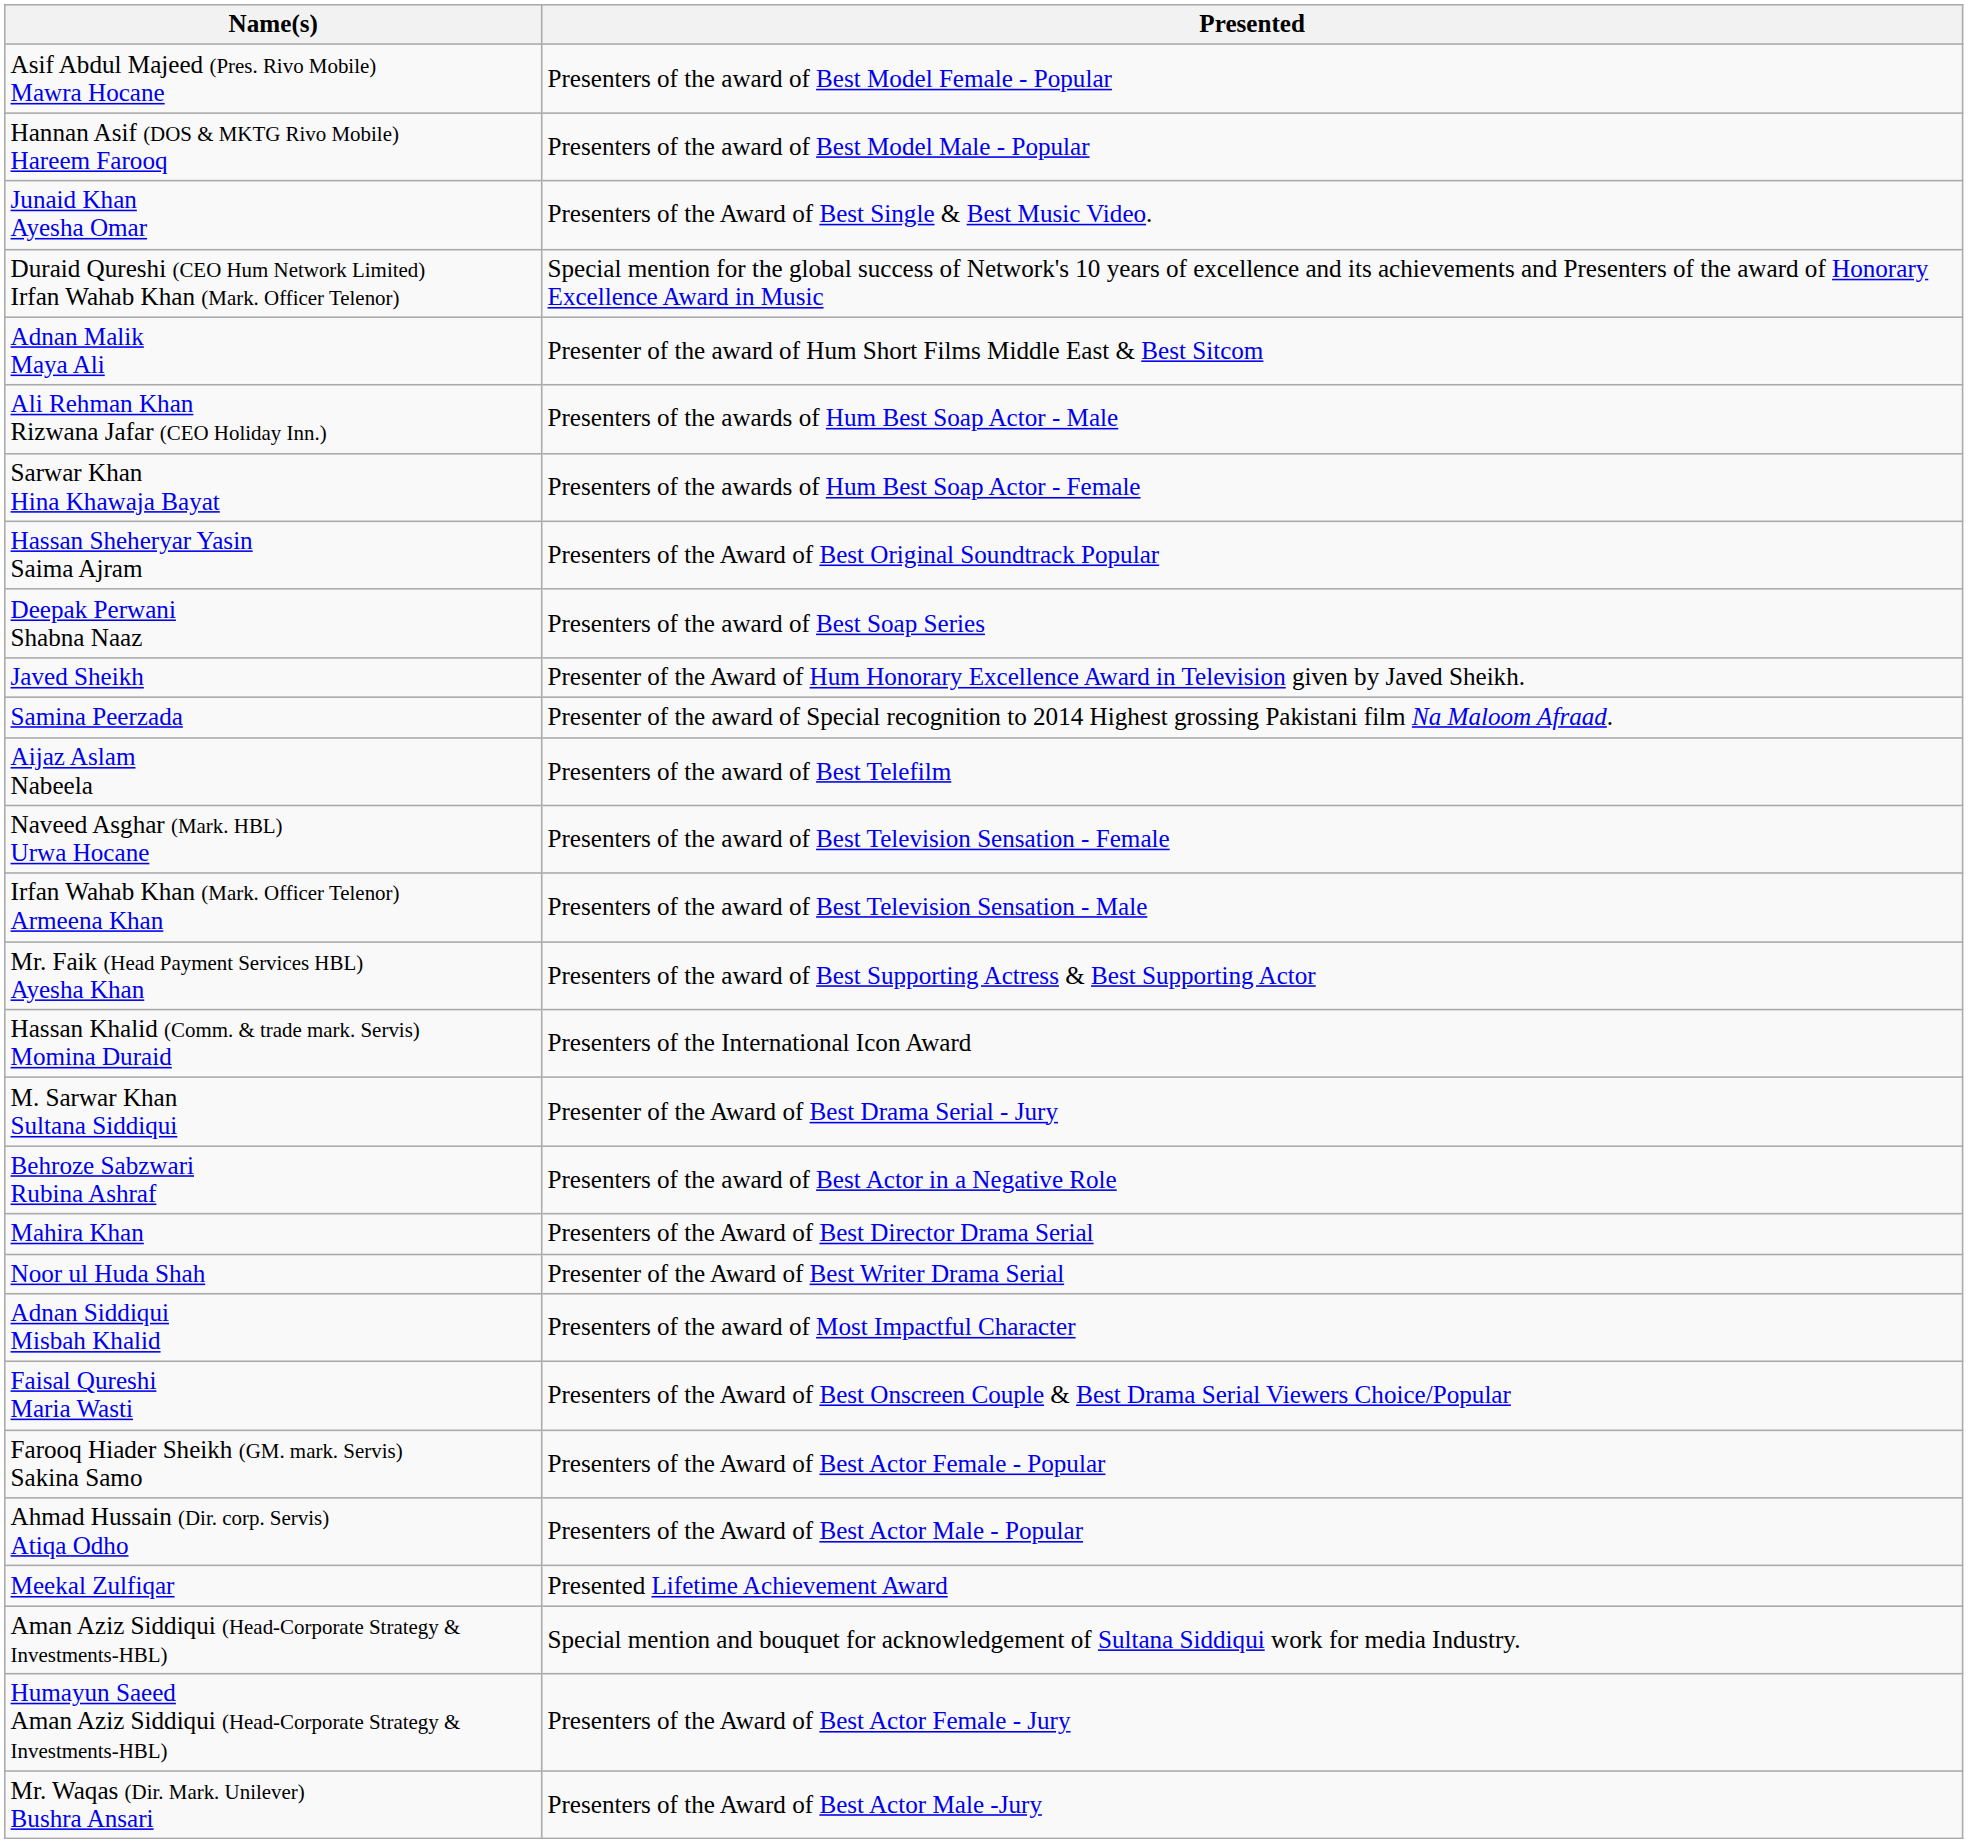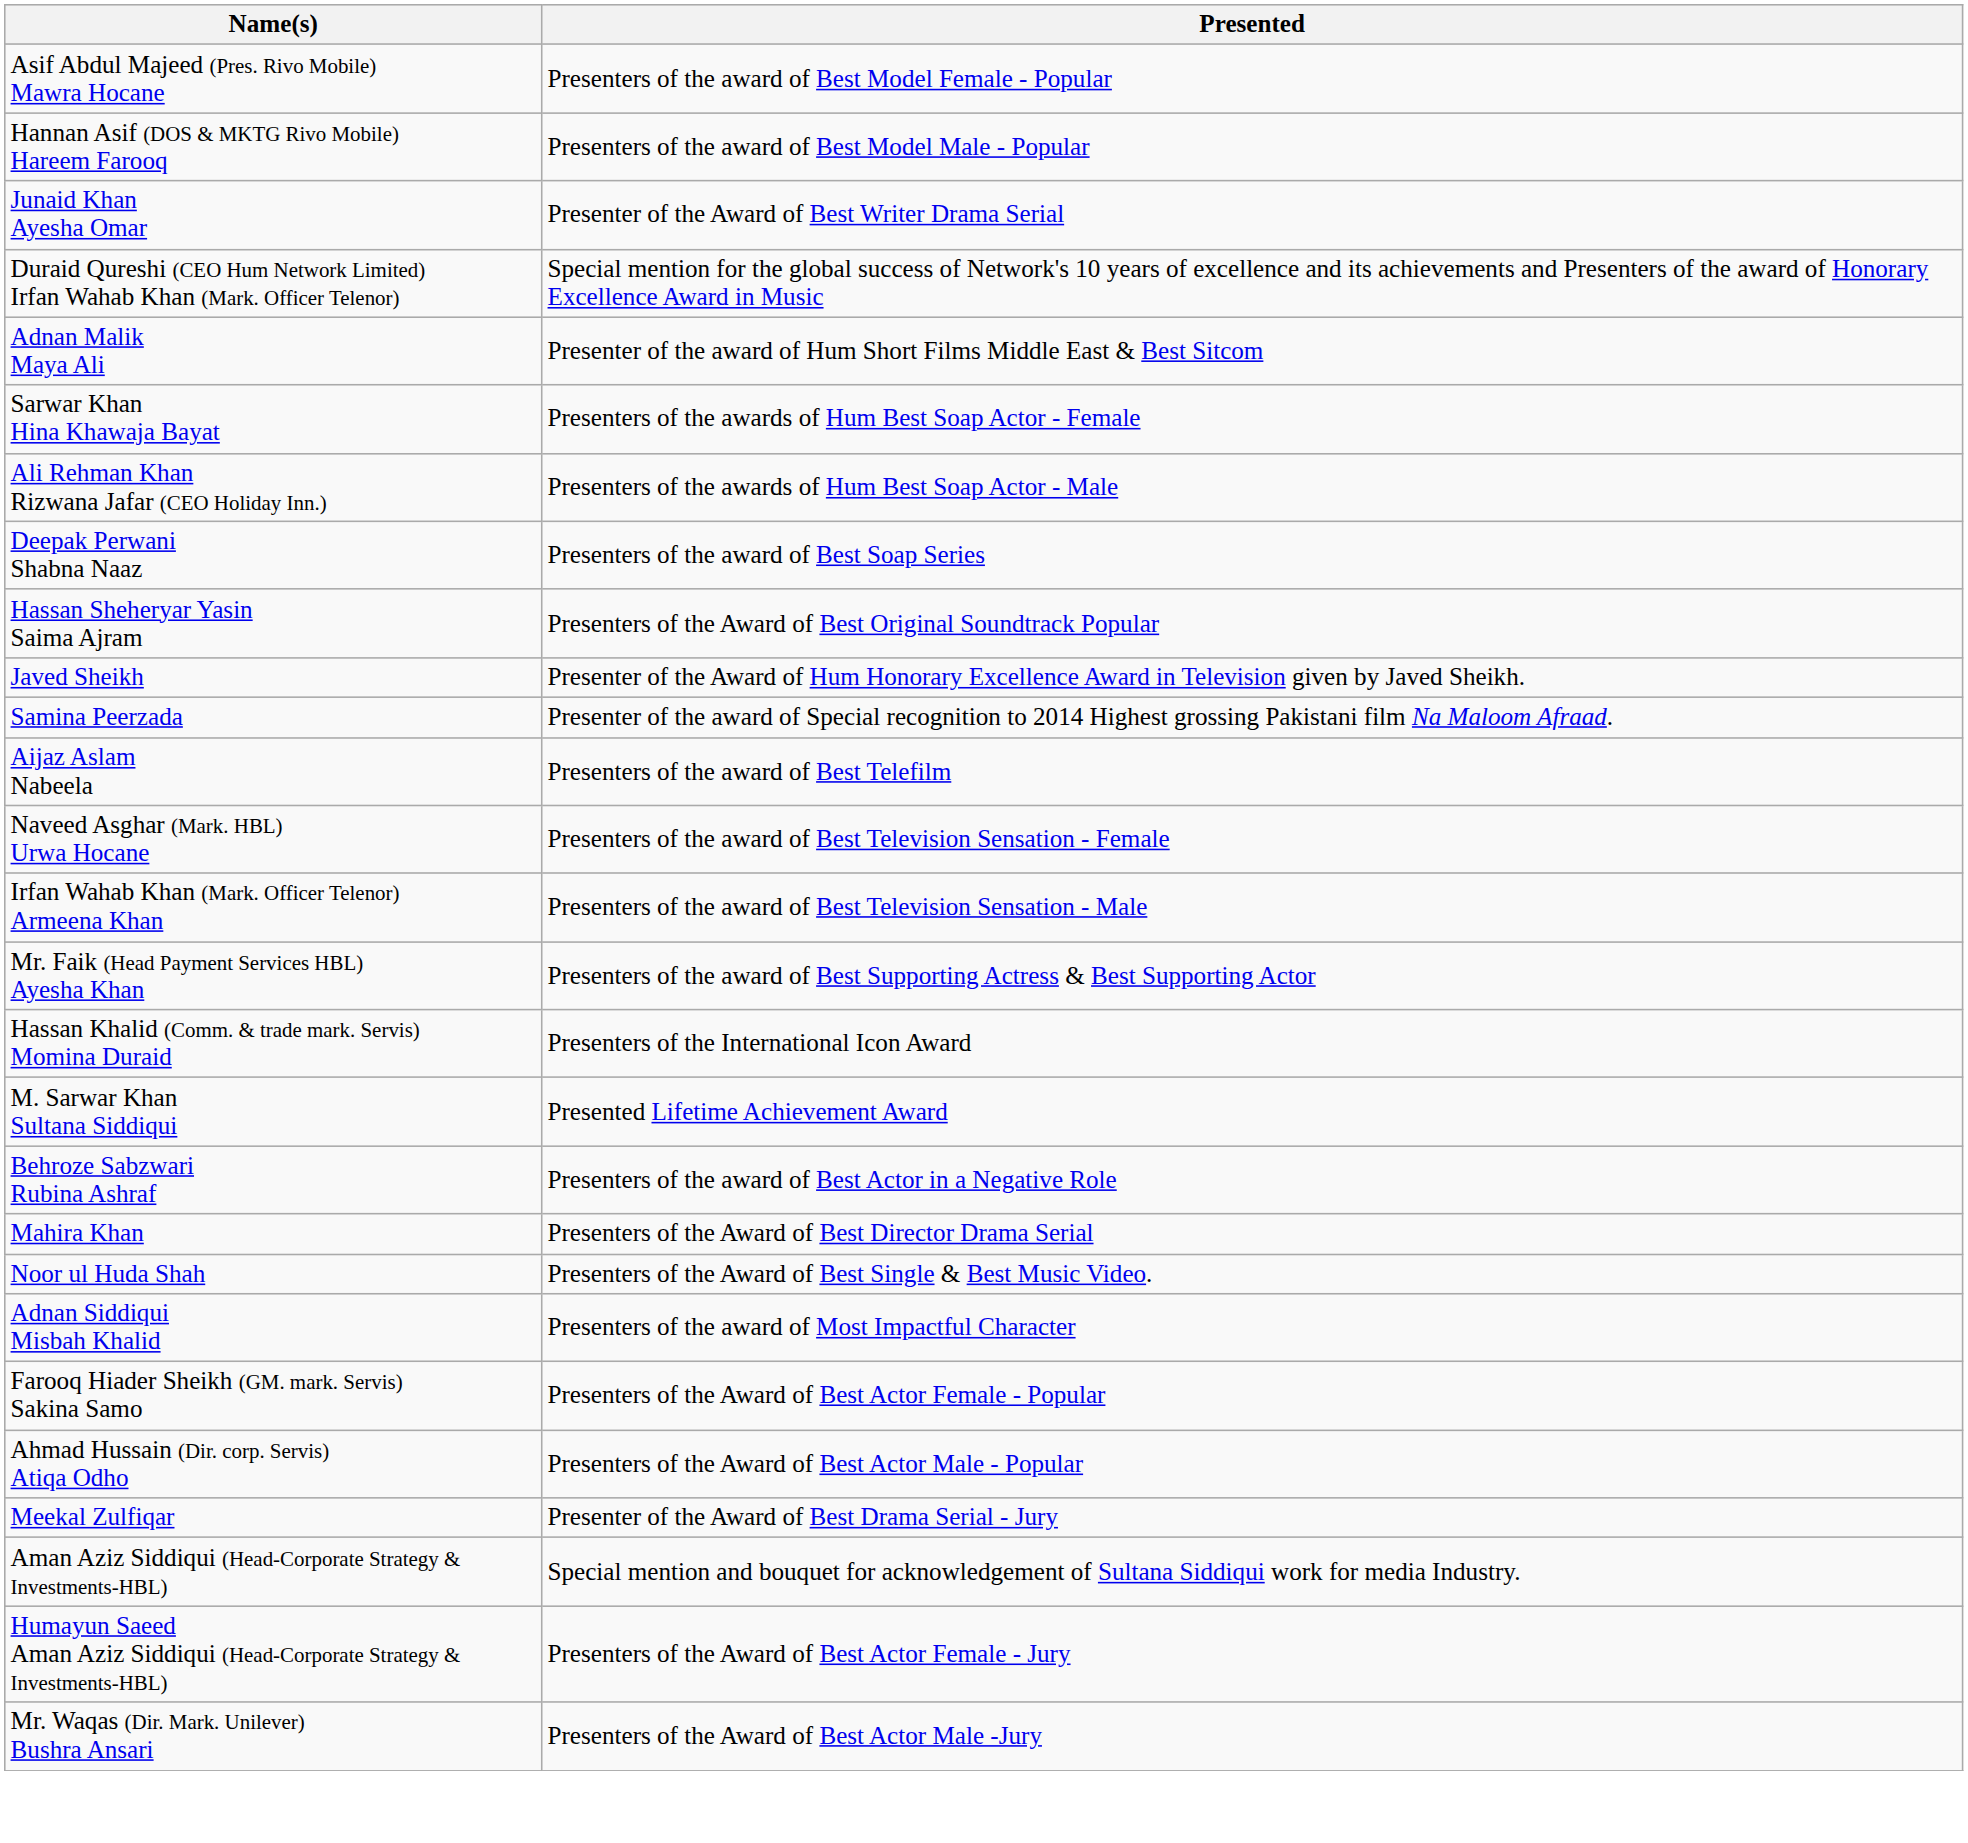(850, 214) Presenters of the Award of Best Single & Best Music Video. -> (806, 214) Presenter of the Award of Best Writer Drama Serial
rows swapped: (115, 486) <-> (169, 418)
rows swapped: (93, 623) <-> (132, 555)
(803, 1111) Presenter of the Award of Best Drama Serial - Jury -> (748, 1111) Presented Lifetime Achievement Award
(806, 1273) Presenter of the Award of Best Writer Drama Serial -> (850, 1273) Presenters of the Award of Best Single & Best Music Video.
- row: (83, 1395)
(748, 1585) Presented Lifetime Achievement Award -> (803, 1517) Presenter of the Award of Best Drama Serial - Jury
